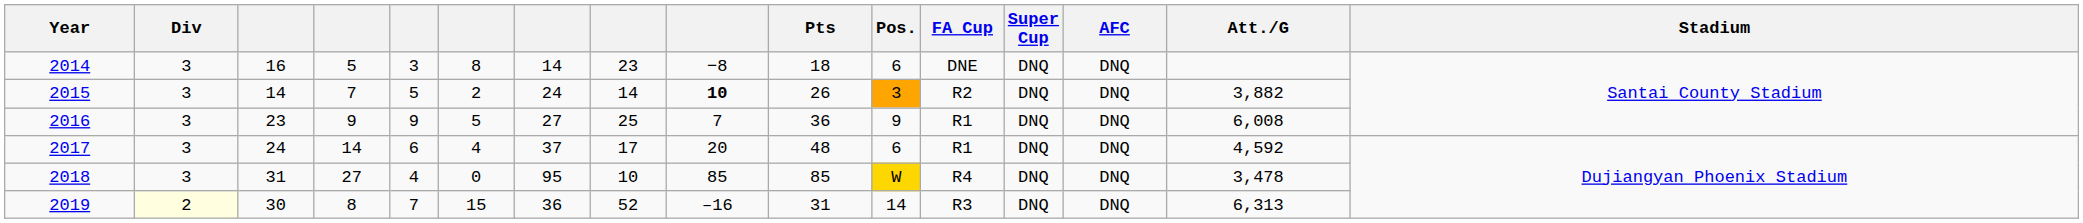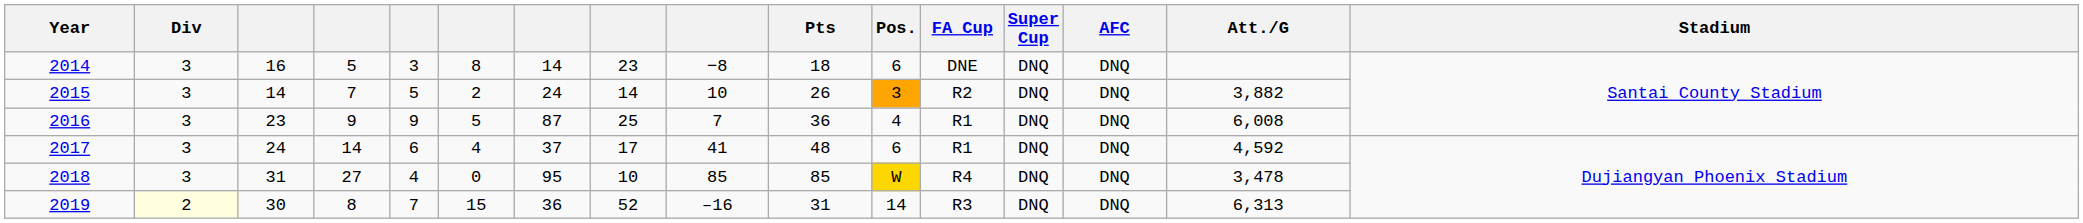(717, 94) bold -> (717, 94) normal
(552, 121) 27 -> (552, 121) 87
(896, 121) 9 -> (896, 121) 4
(717, 149) 20 -> (717, 149) 41
